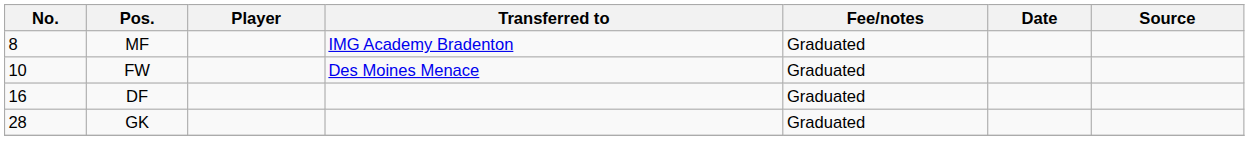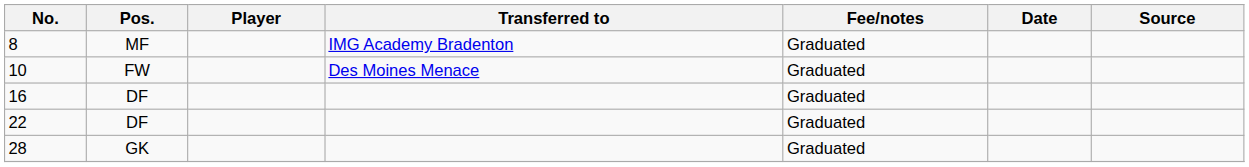+ row: (18, 123)
